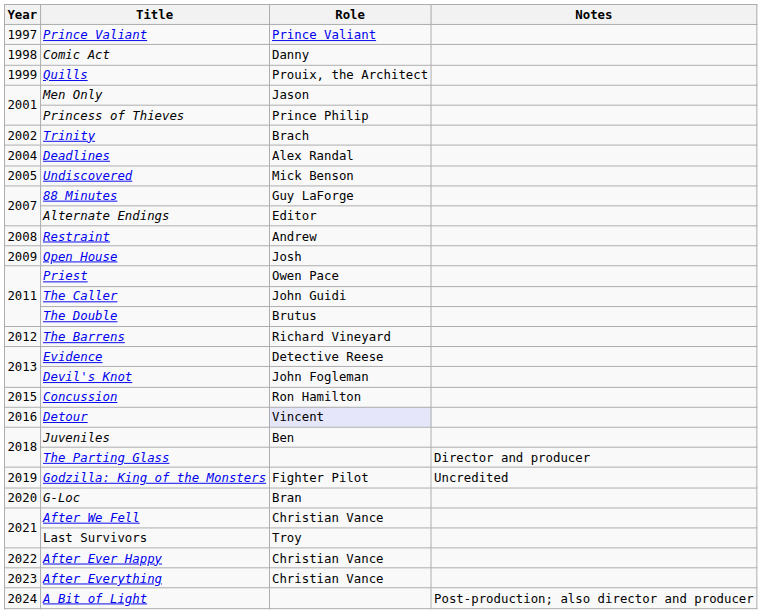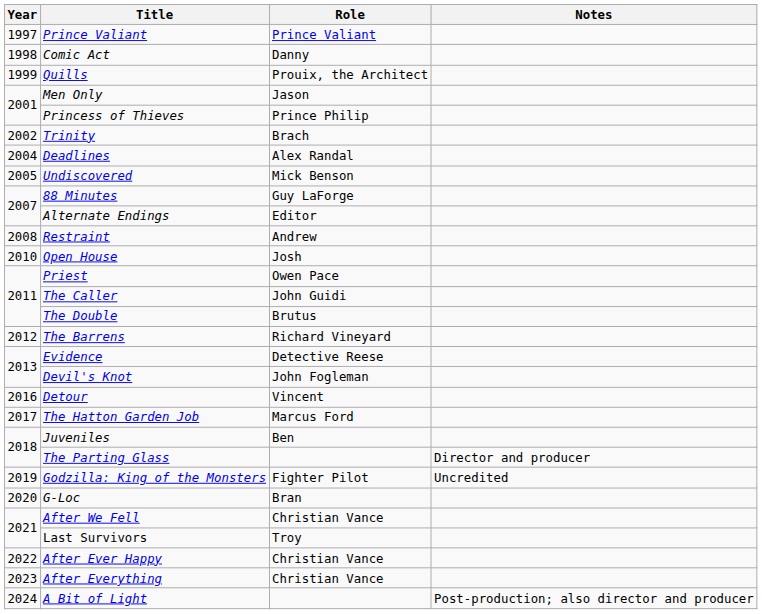(22, 256) 2009 -> (22, 256) 2010
- row: (80, 397)
(298, 417) lavender background -> (298, 397) no background
+ row: (121, 417)
